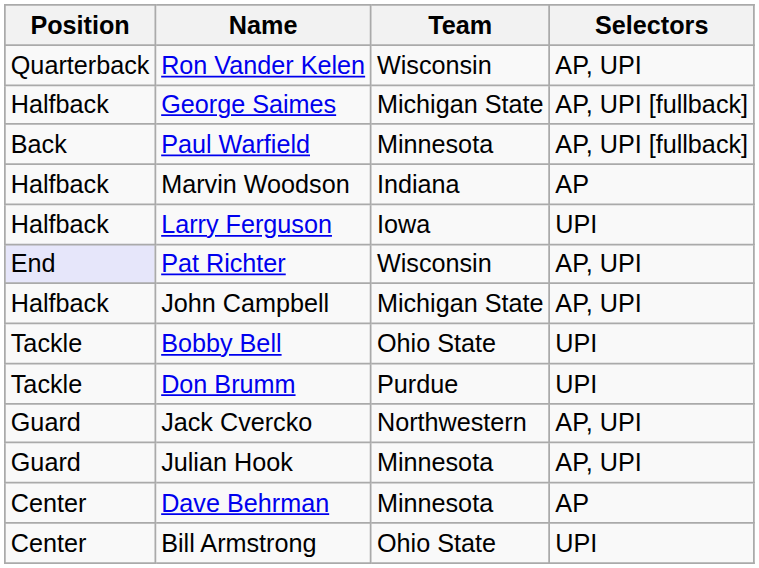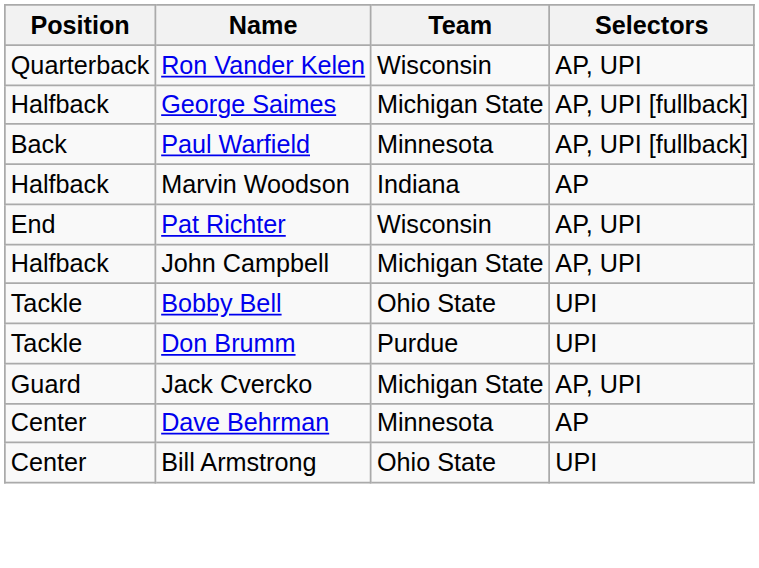- row: (247, 224)
(33, 264) lavender background -> (33, 224) no background
(452, 423) Northwestern -> (460, 383) Michigan State
- row: (227, 463)
